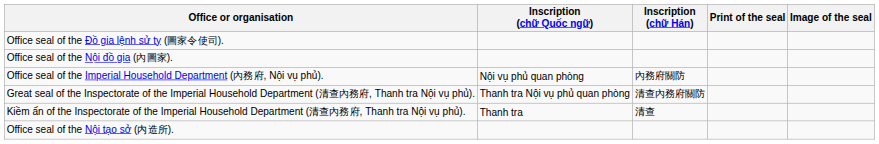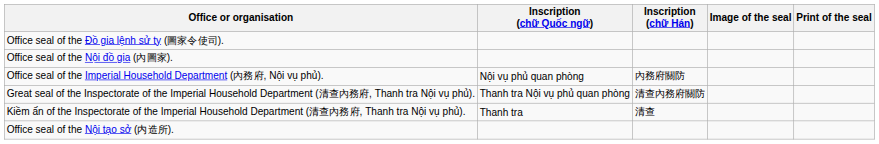columns swapped: (831, 18) <-> (748, 18)
